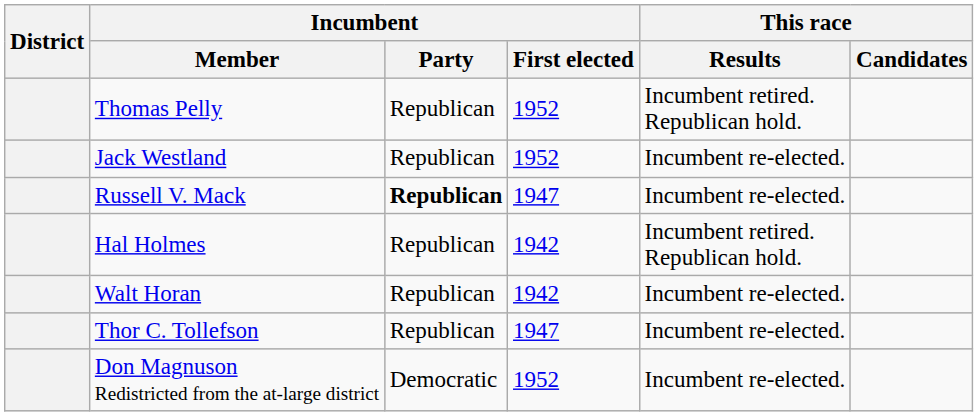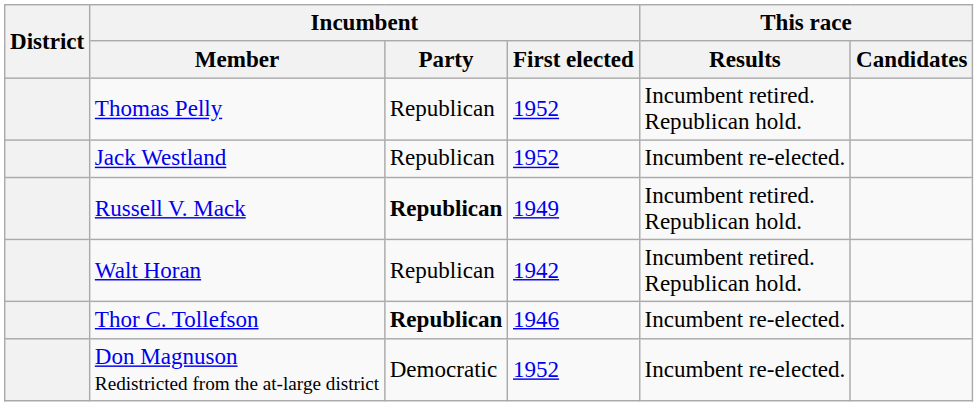(536, 194) 1947 -> (536, 207) 1949
(745, 194) Incumbent re-elected. -> (730, 207) Incumbent retired. Republican hold.
- row: (150, 244)
(745, 293) Incumbent re-elected. -> (730, 270) Incumbent retired. Republican hold.
(442, 330) normal -> (446, 319) bold
(536, 330) 1947 -> (536, 319) 1946
